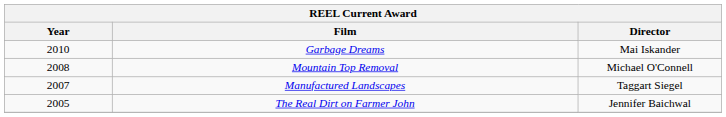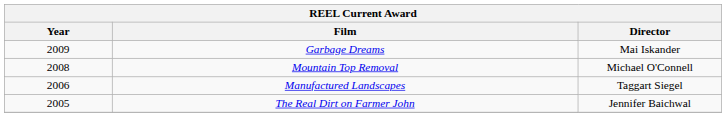(58, 49) 2010 -> (58, 49) 2009
(58, 85) 2007 -> (58, 85) 2006
